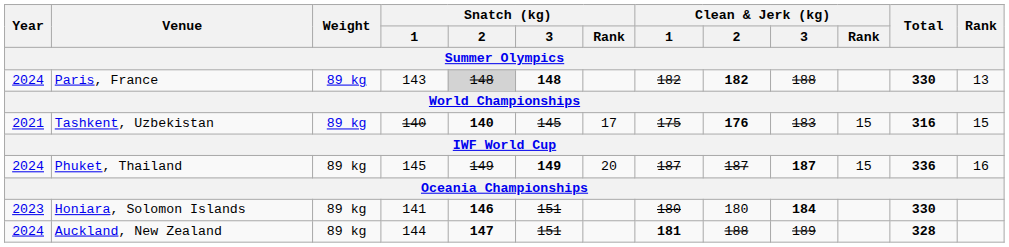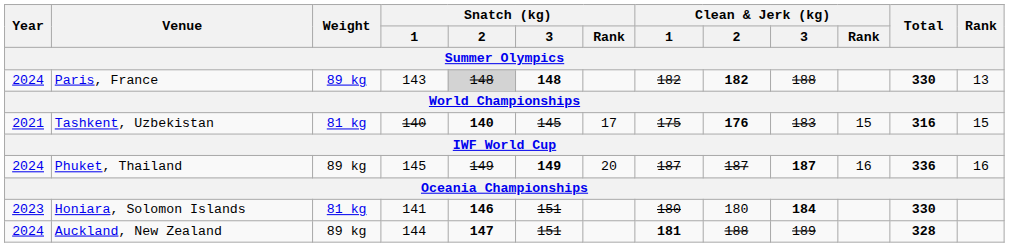(347, 123) 89 kg -> (347, 123) 81 kg
(864, 167) 15 -> (864, 167) 16
(347, 210) 89 kg -> (347, 210) 81 kg
